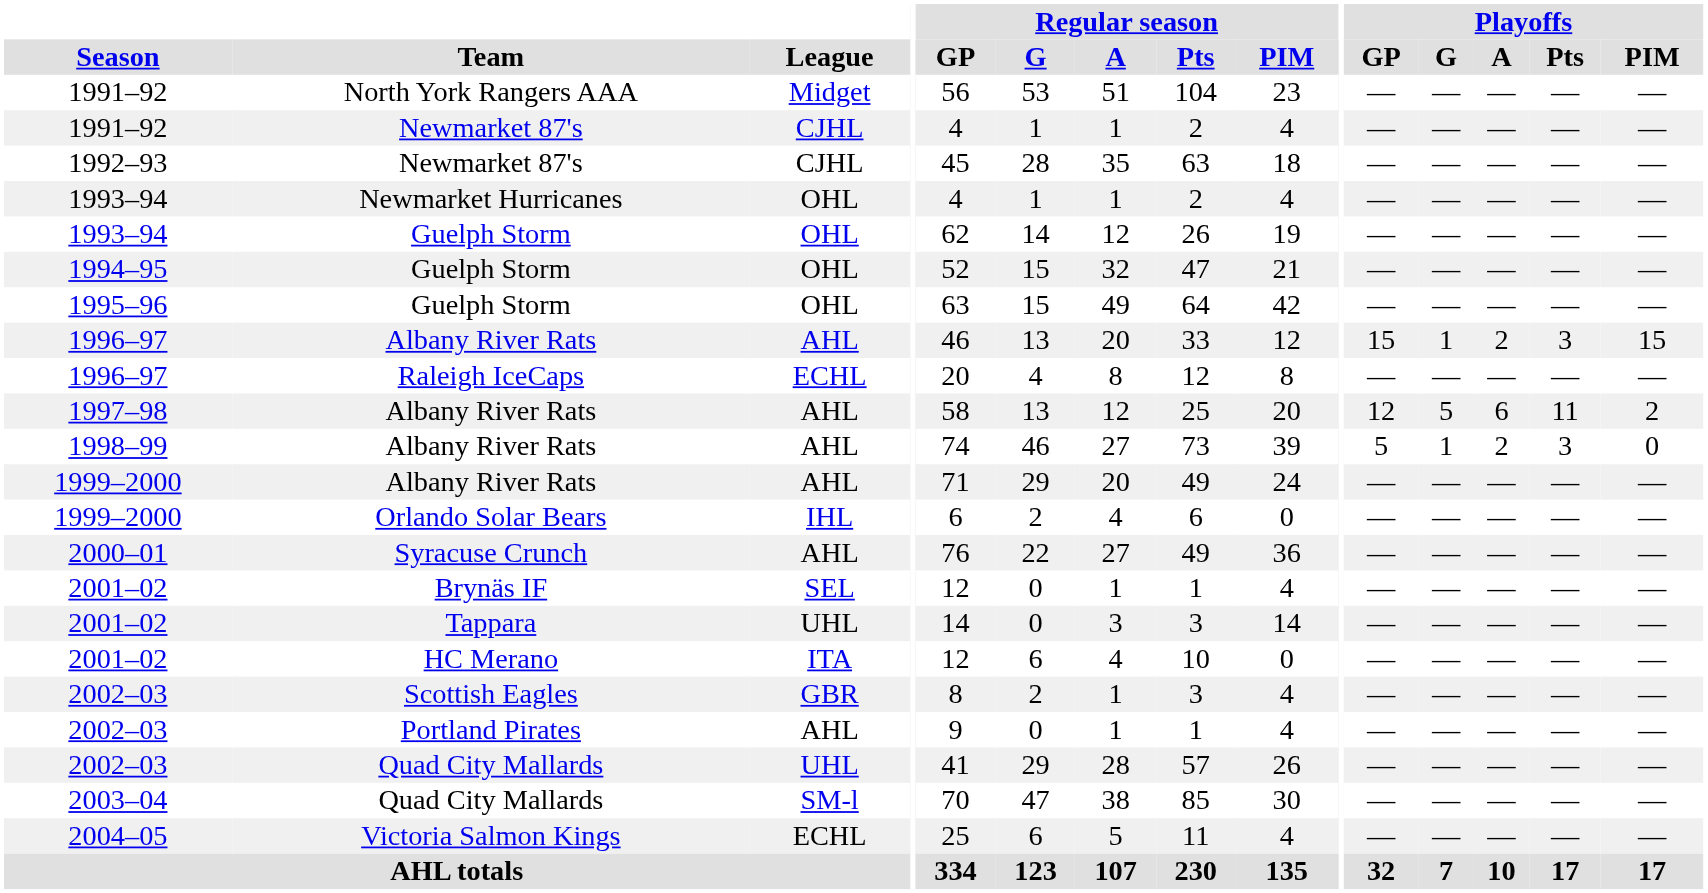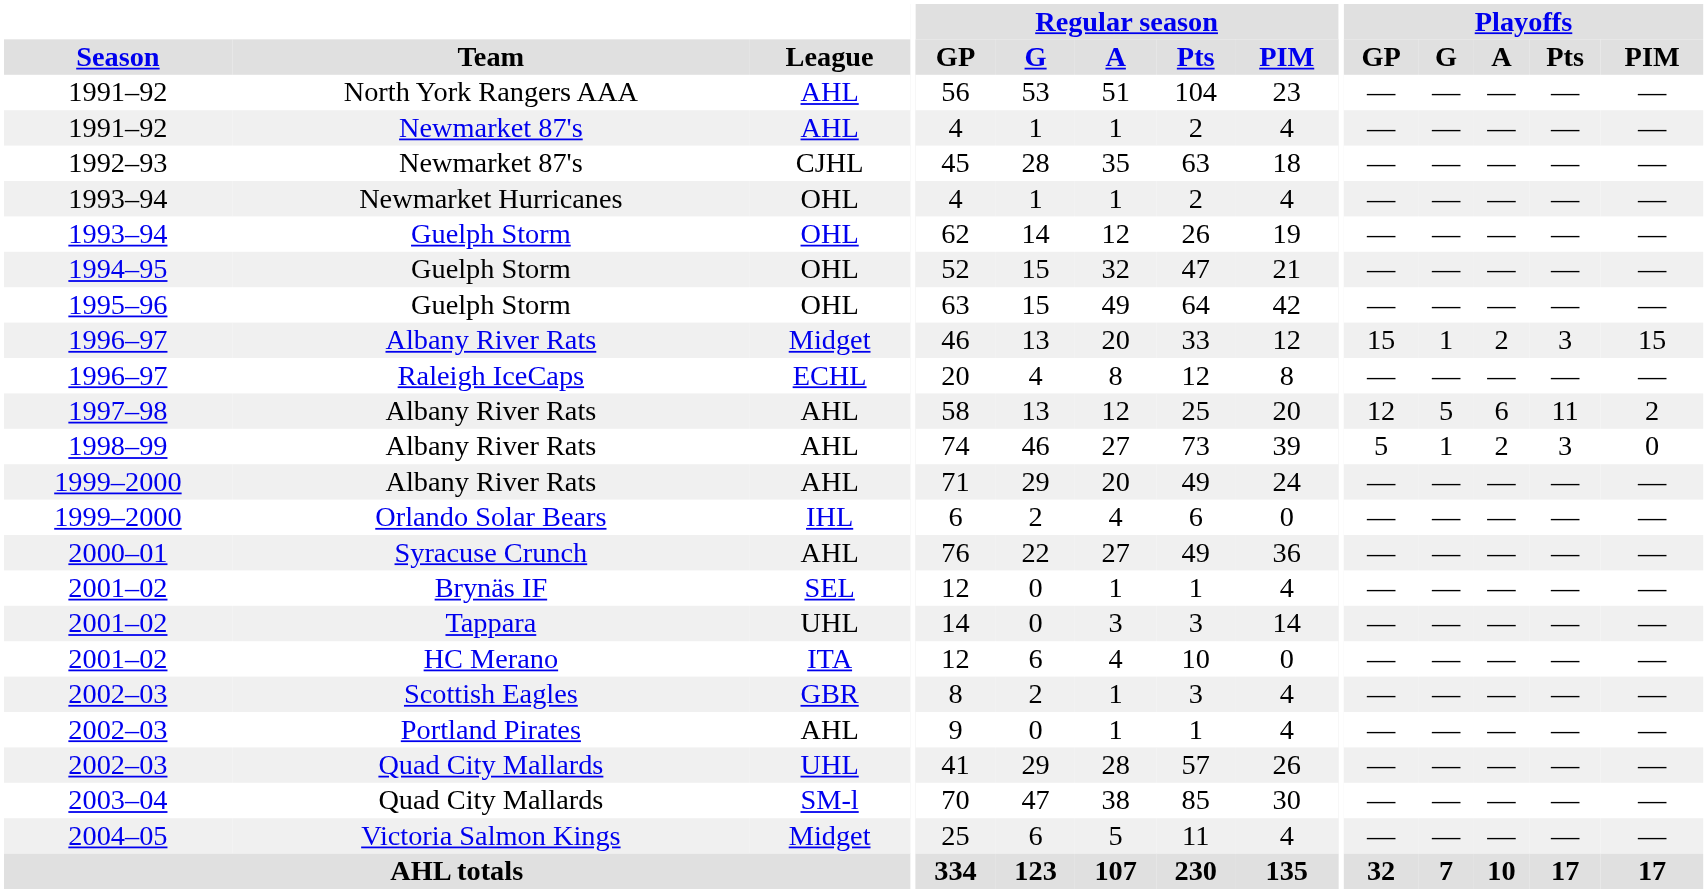(830, 92) Midget -> (830, 92) AHL
(830, 127) CJHL -> (830, 127) AHL
(830, 339) AHL -> (830, 339) Midget
(830, 835) ECHL -> (830, 835) Midget
